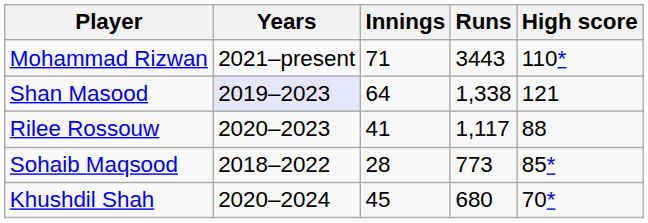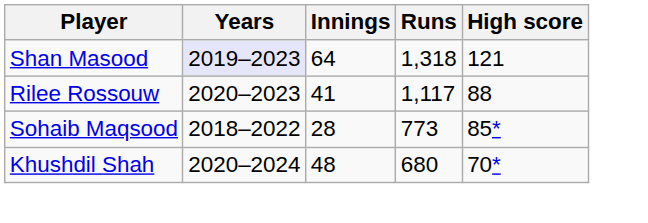- row: (109, 57)
(483, 93) 1,338 -> (429, 57) 1,318
(378, 199) 45 -> (323, 164) 48
